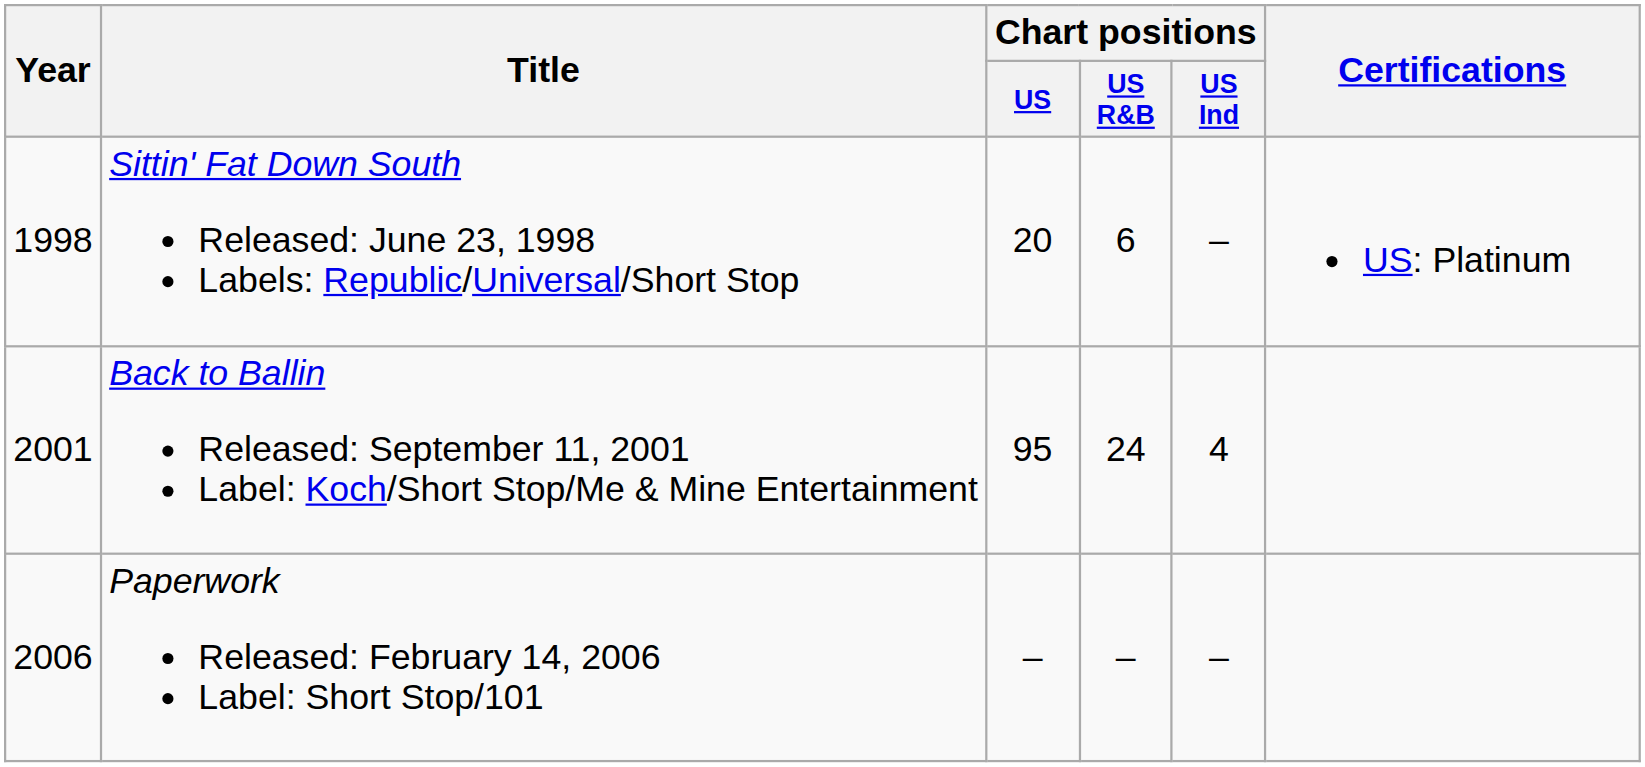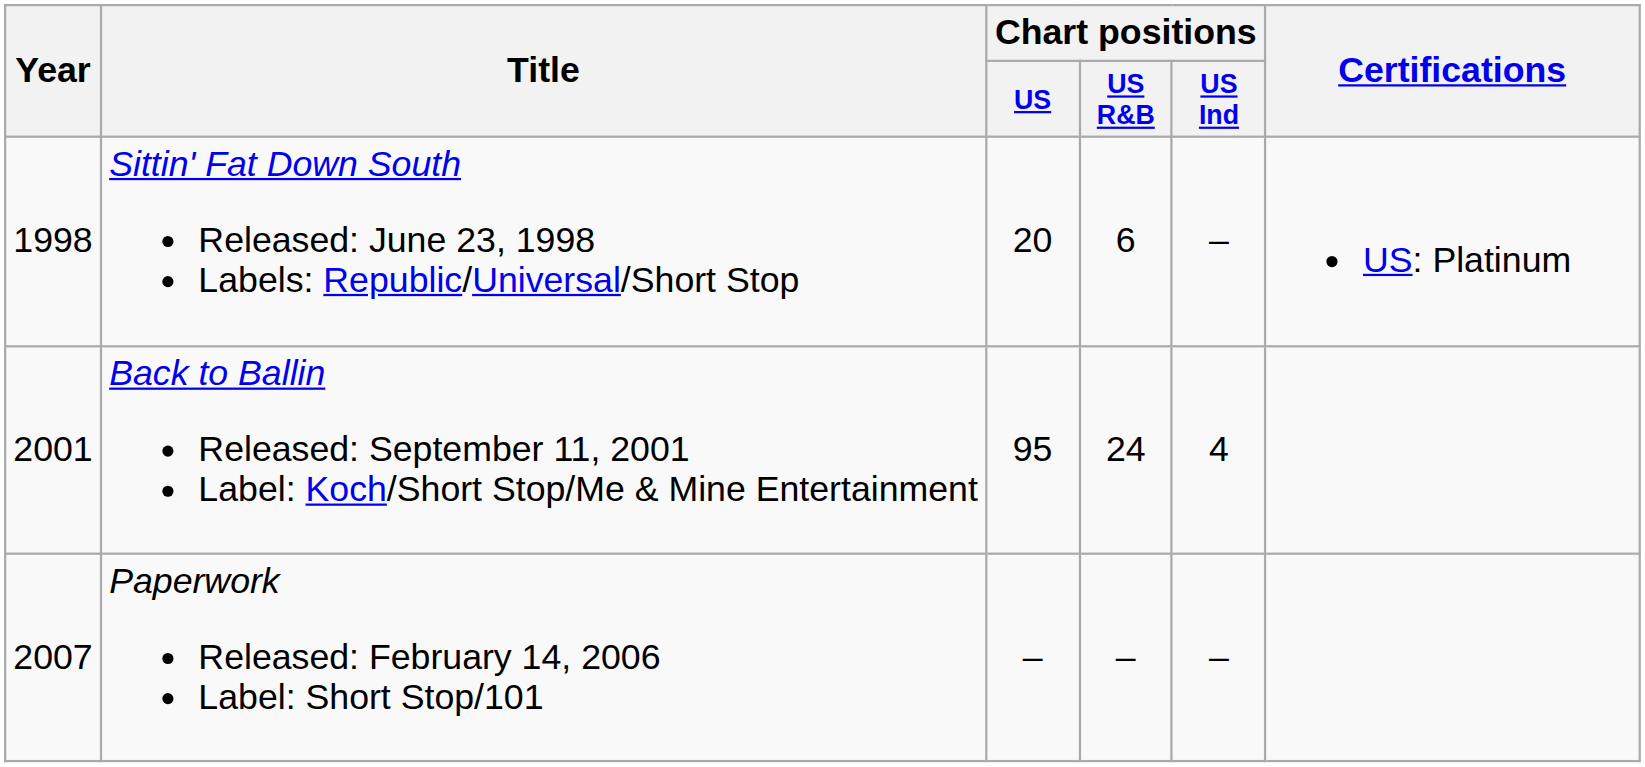(53, 656) 2006 -> (53, 656) 2007
